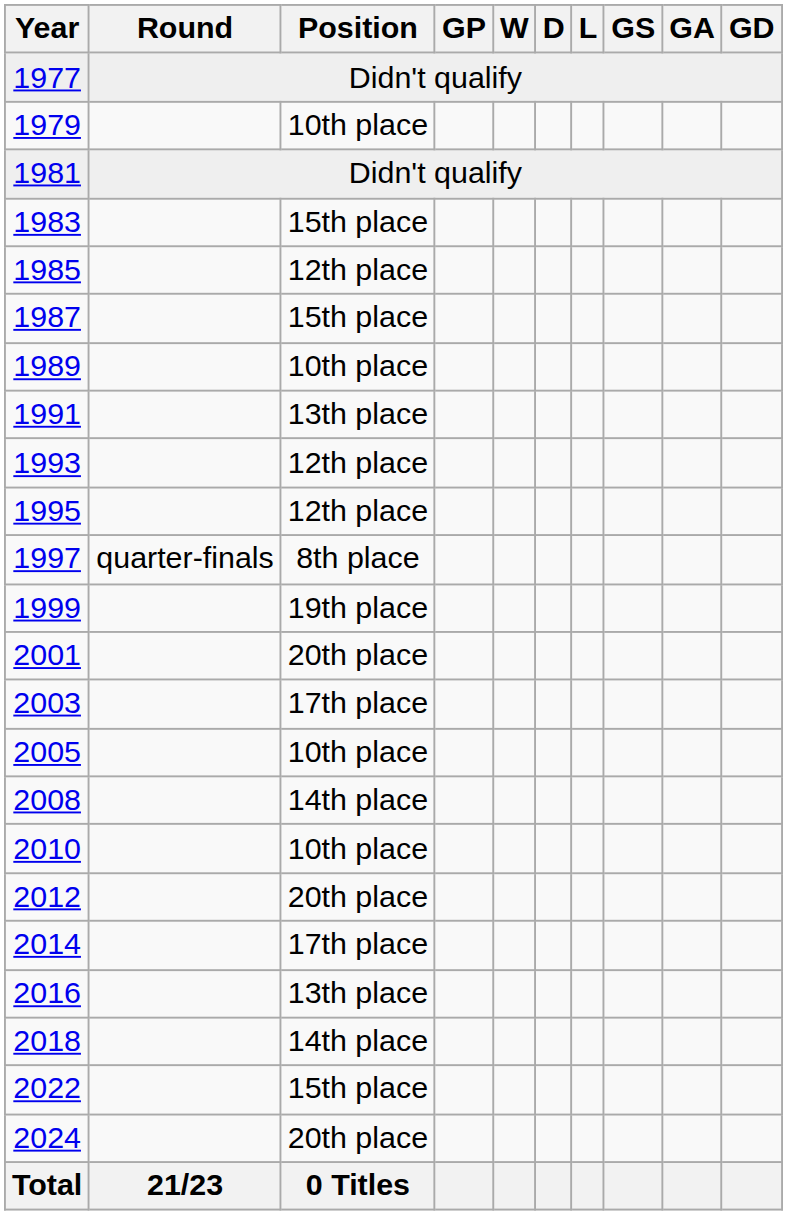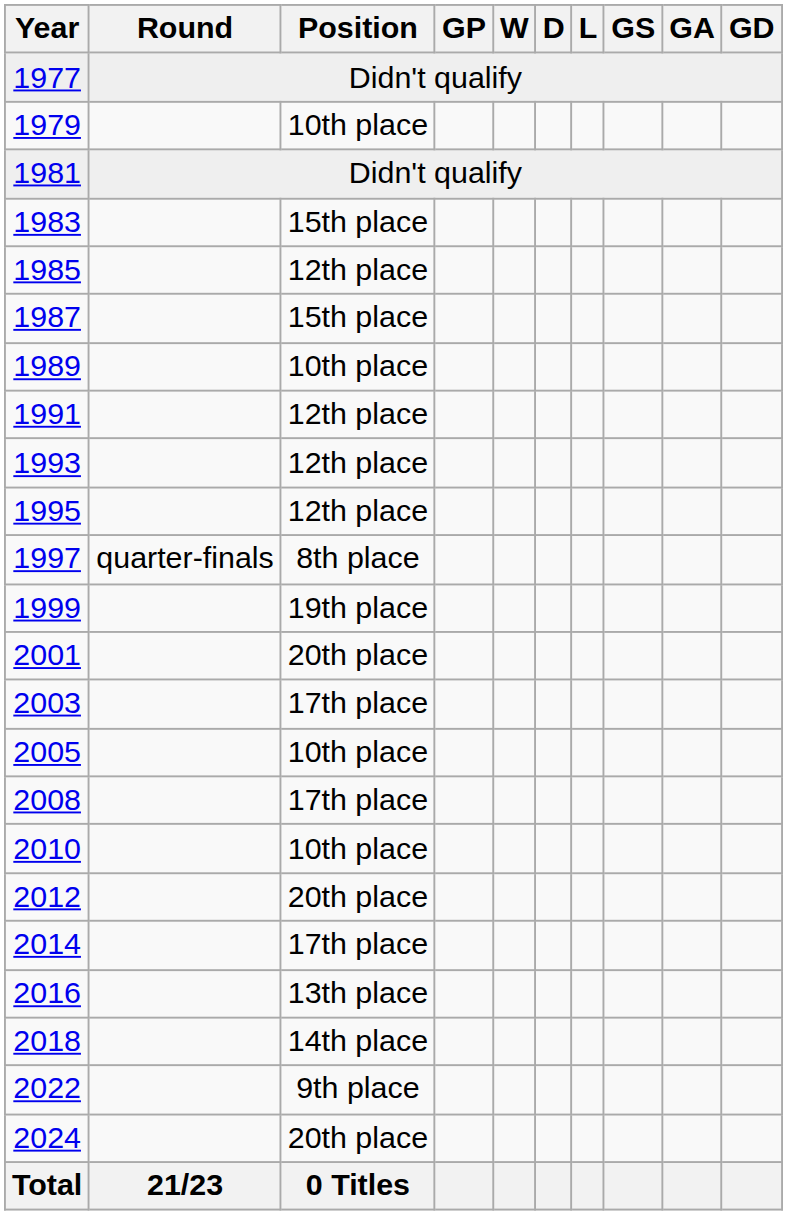(358, 414) 13th place -> (358, 414) 12th place
(358, 800) 14th place -> (358, 800) 17th place
(358, 1089) 15th place -> (358, 1089) 9th place
